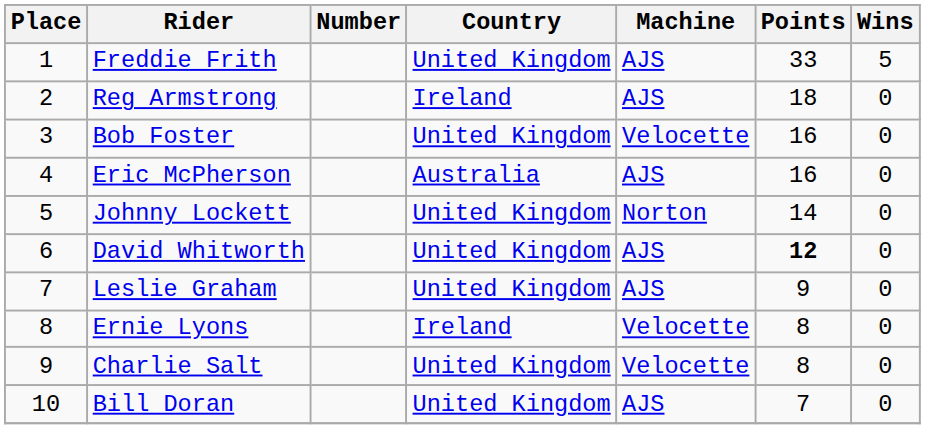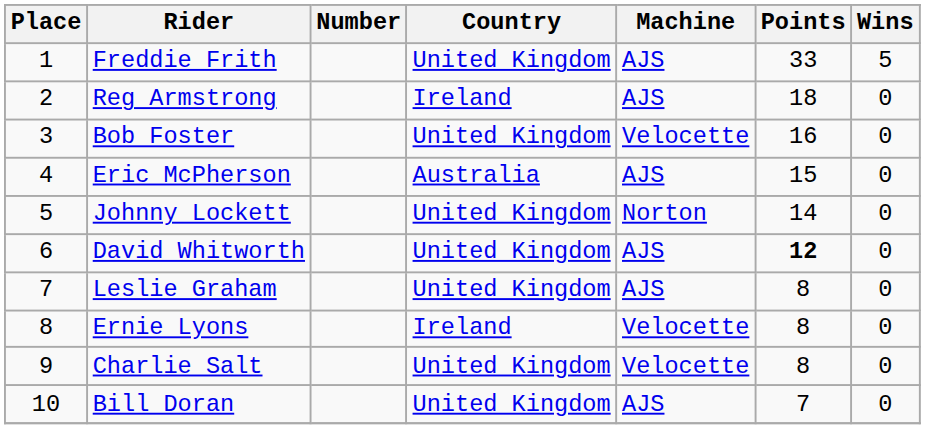(803, 177) 16 -> (803, 177) 15
(803, 291) 9 -> (803, 291) 8
